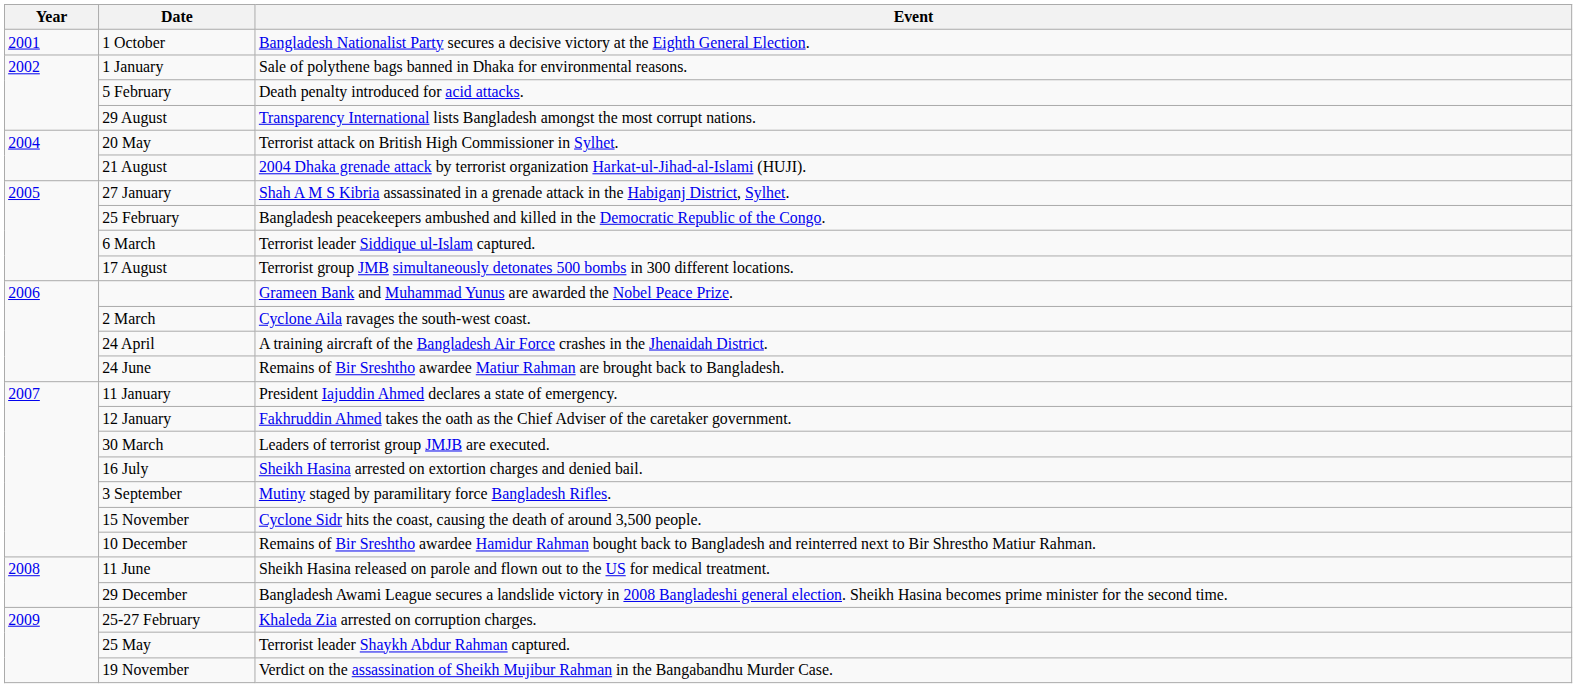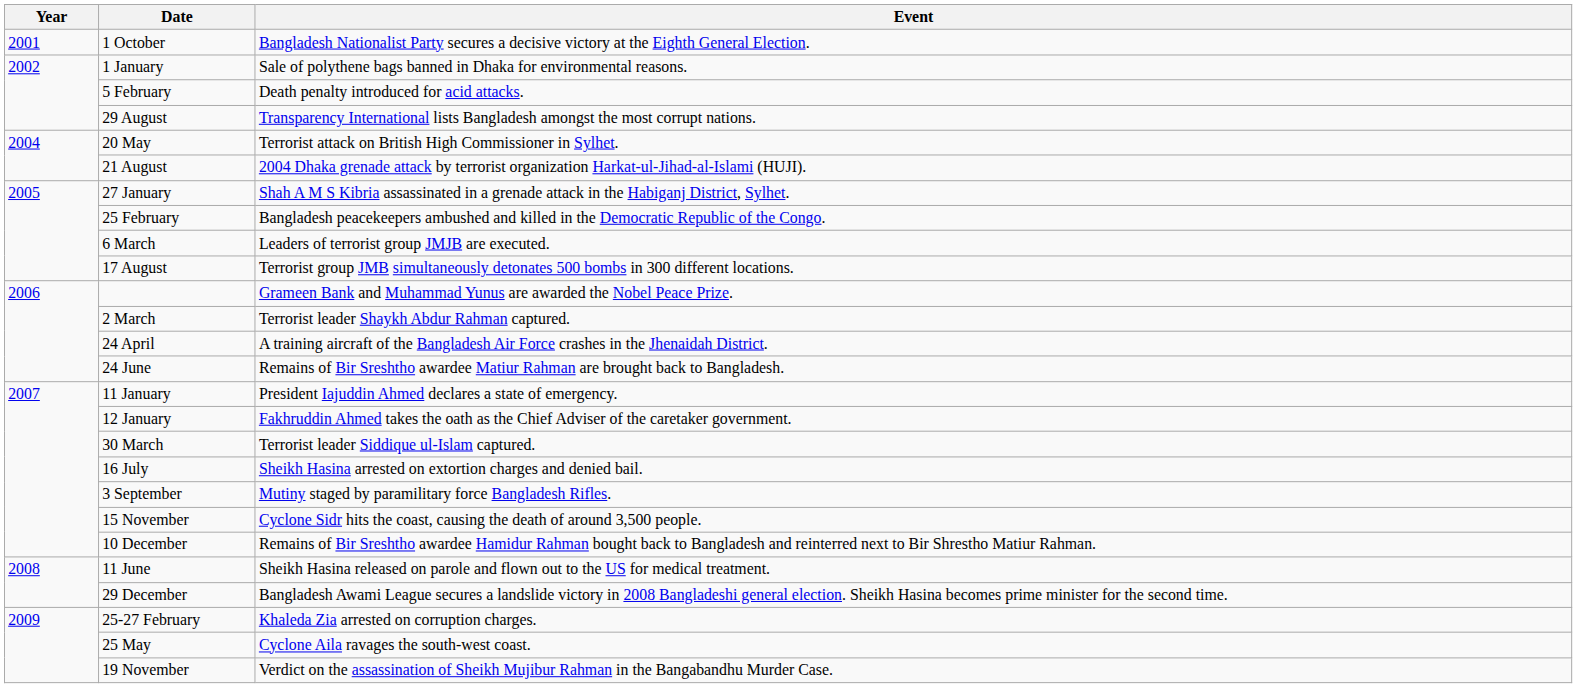(397, 243) Terrorist leader Siddique ul-Islam captured. -> (404, 243) Leaders of terrorist group JMJB are executed.
(395, 318) Cyclone Aila ravages the south-west coast. -> (414, 318) Terrorist leader Shaykh Abdur Rahman captured.
(404, 444) Leaders of terrorist group JMJB are executed. -> (397, 444) Terrorist leader Siddique ul-Islam captured.
(414, 645) Terrorist leader Shaykh Abdur Rahman captured. -> (395, 645) Cyclone Aila ravages the south-west coast.
